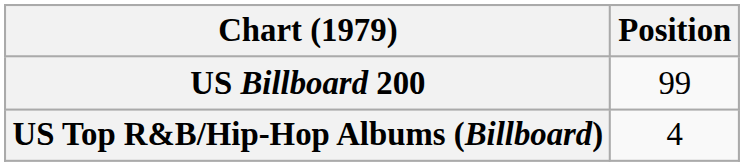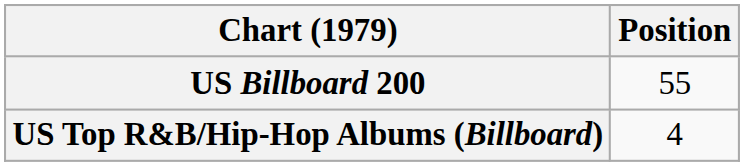(675, 82) 99 -> (675, 82) 55
